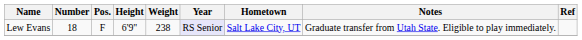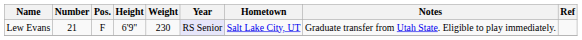(72, 27) 18 -> (72, 27) 21
(163, 27) 238 -> (163, 27) 230
